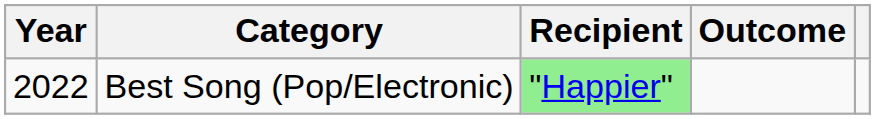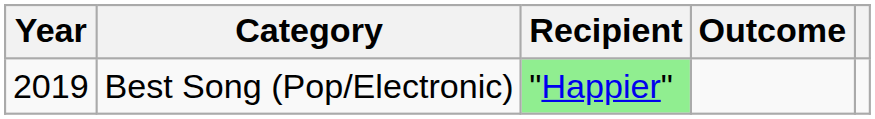(51, 85) 2022 -> (51, 85) 2019
